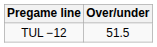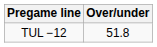(118, 32) 51.5 -> (118, 32) 51.8
